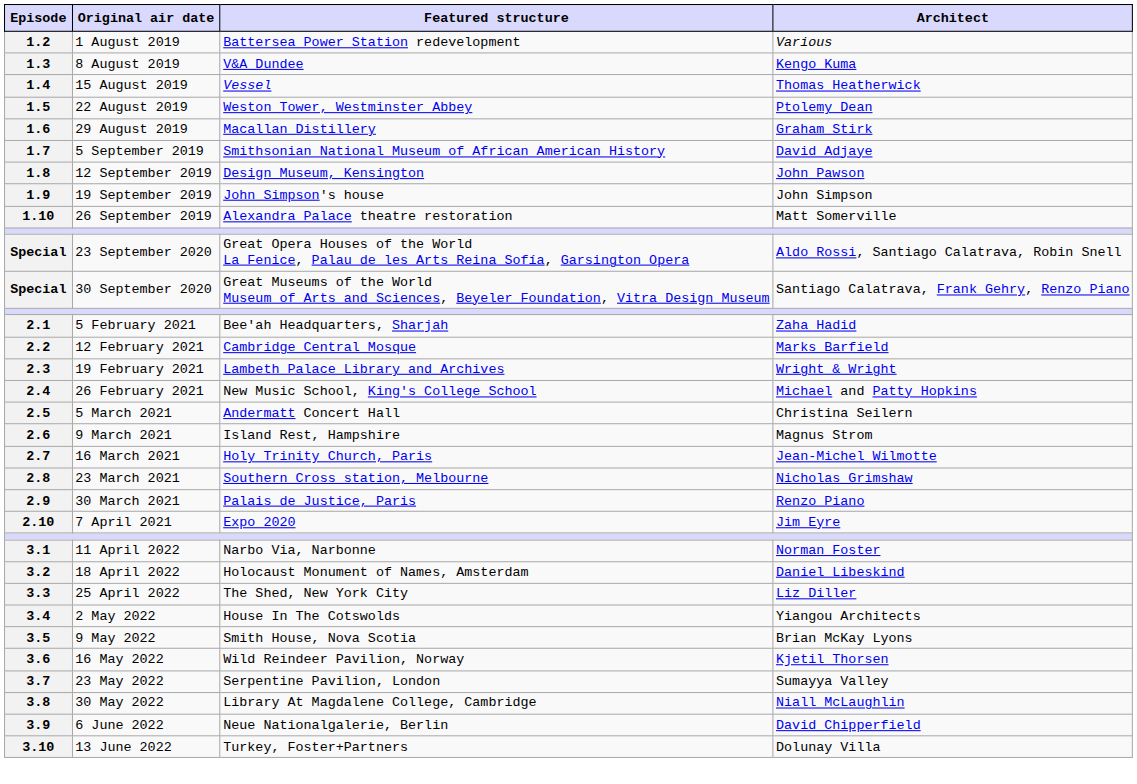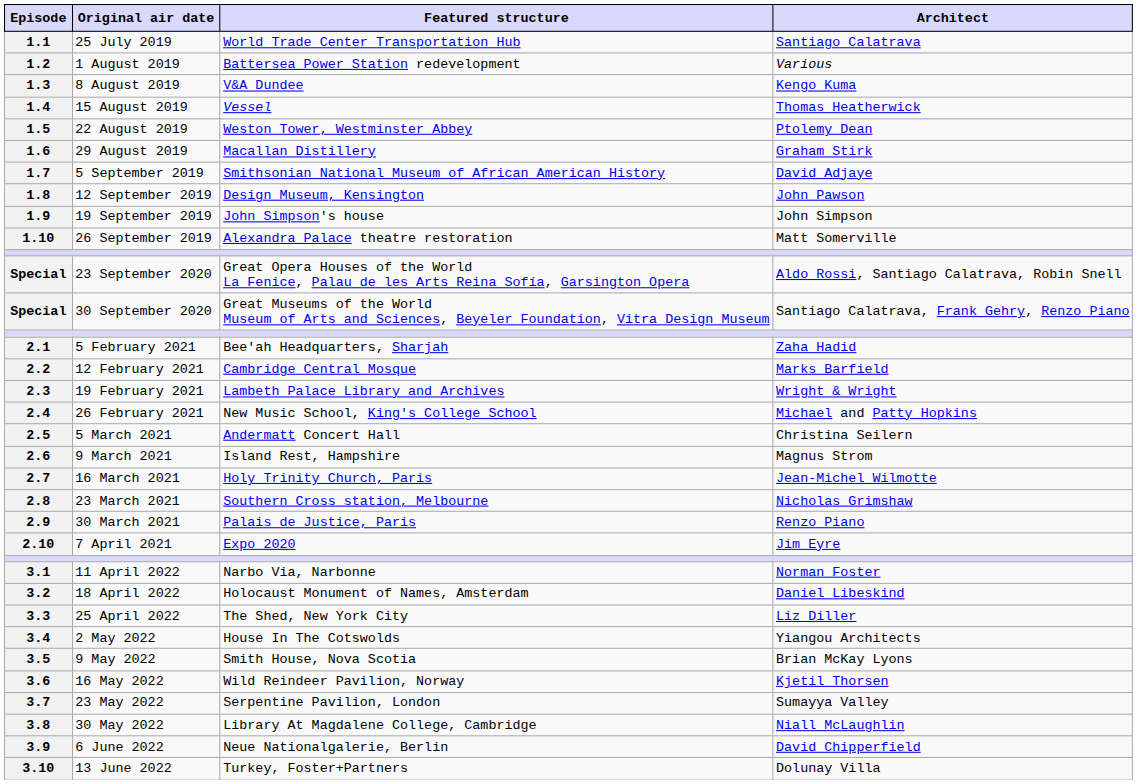+ row: (38, 42)
